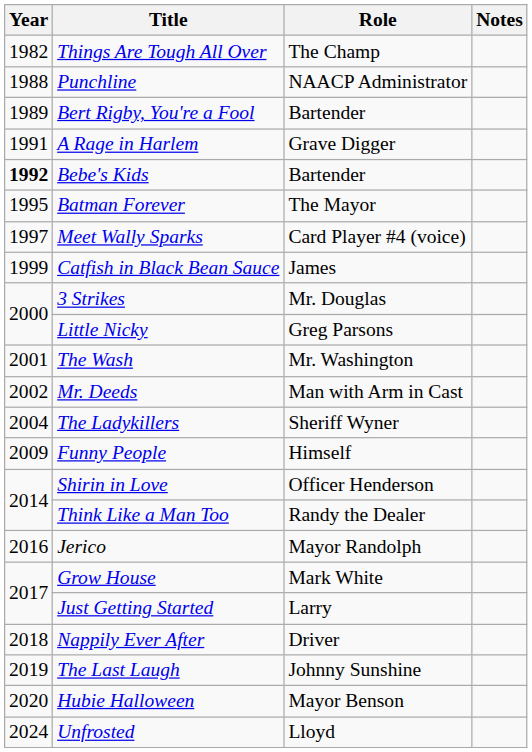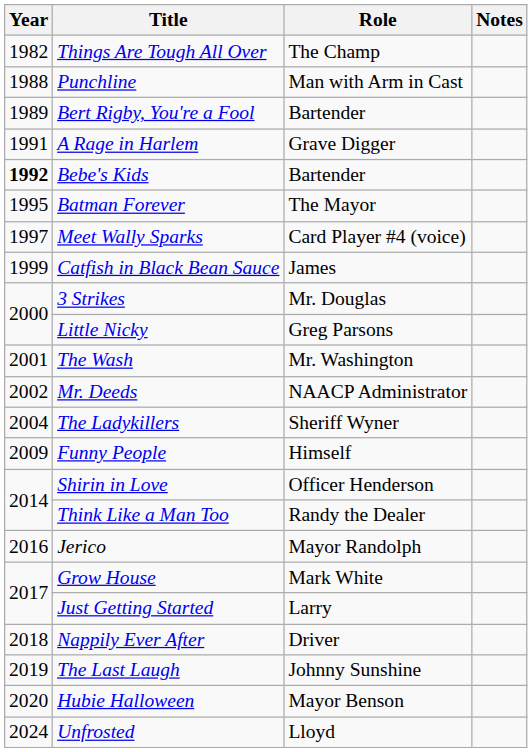(378, 81) NAACP Administrator -> (376, 81) Man with Arm in Cast
(376, 391) Man with Arm in Cast -> (378, 391) NAACP Administrator
